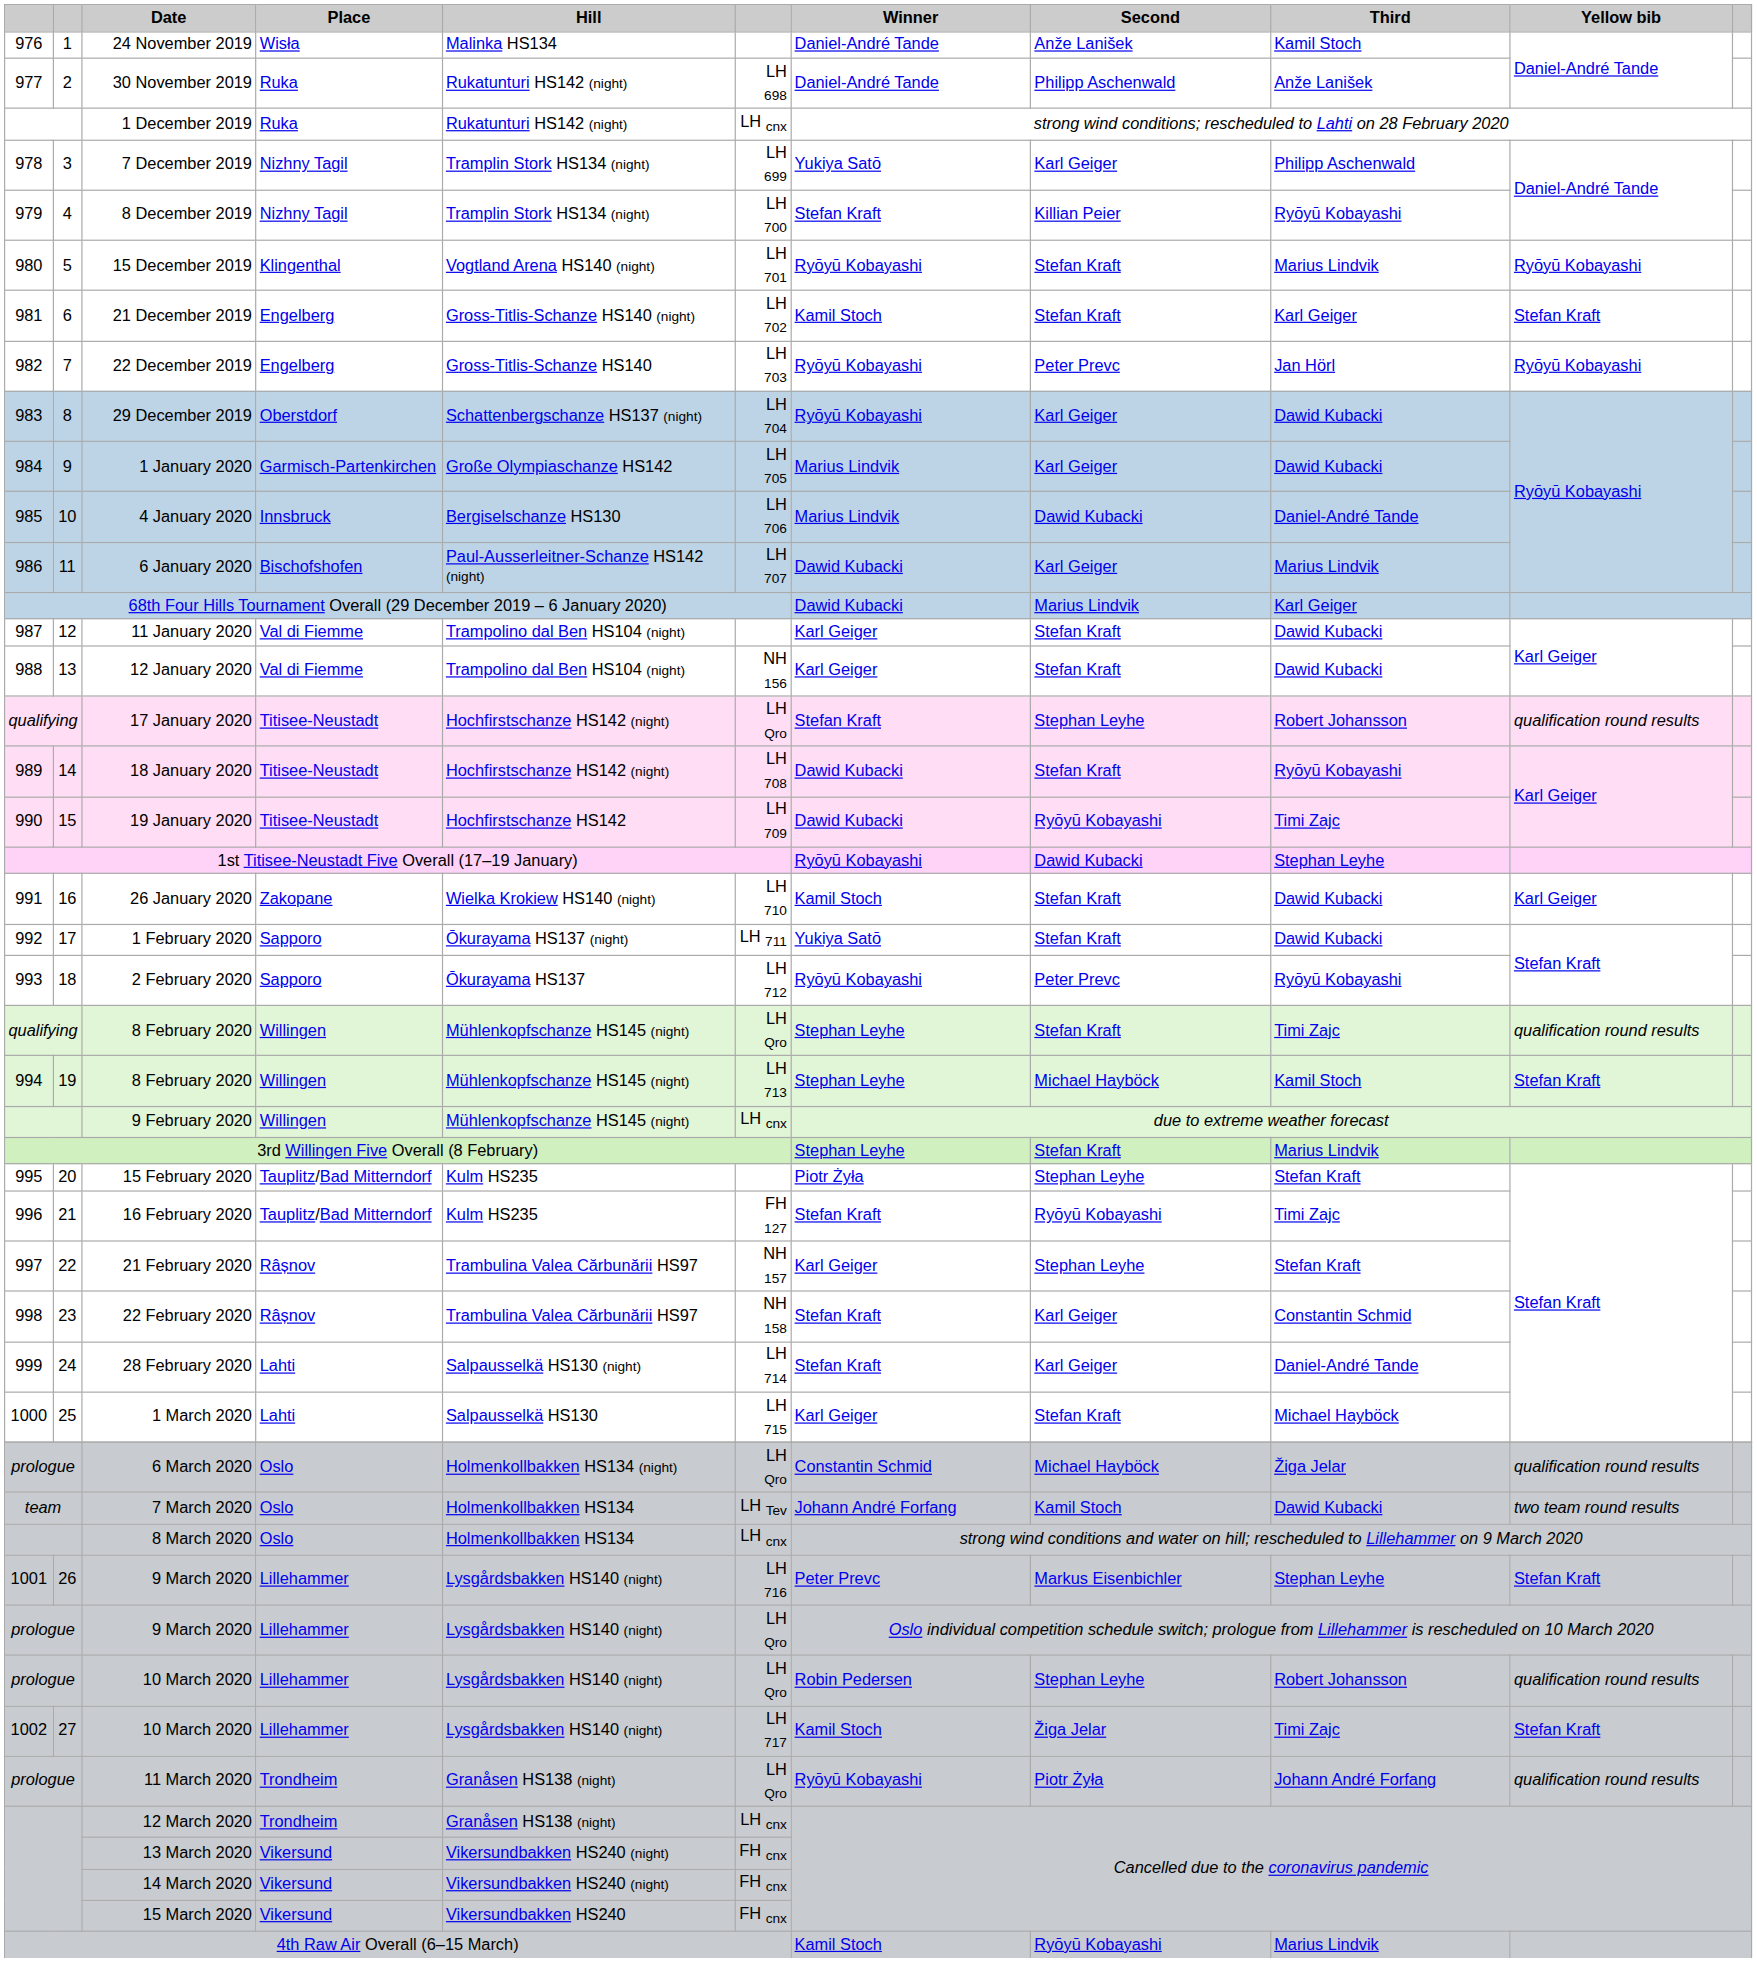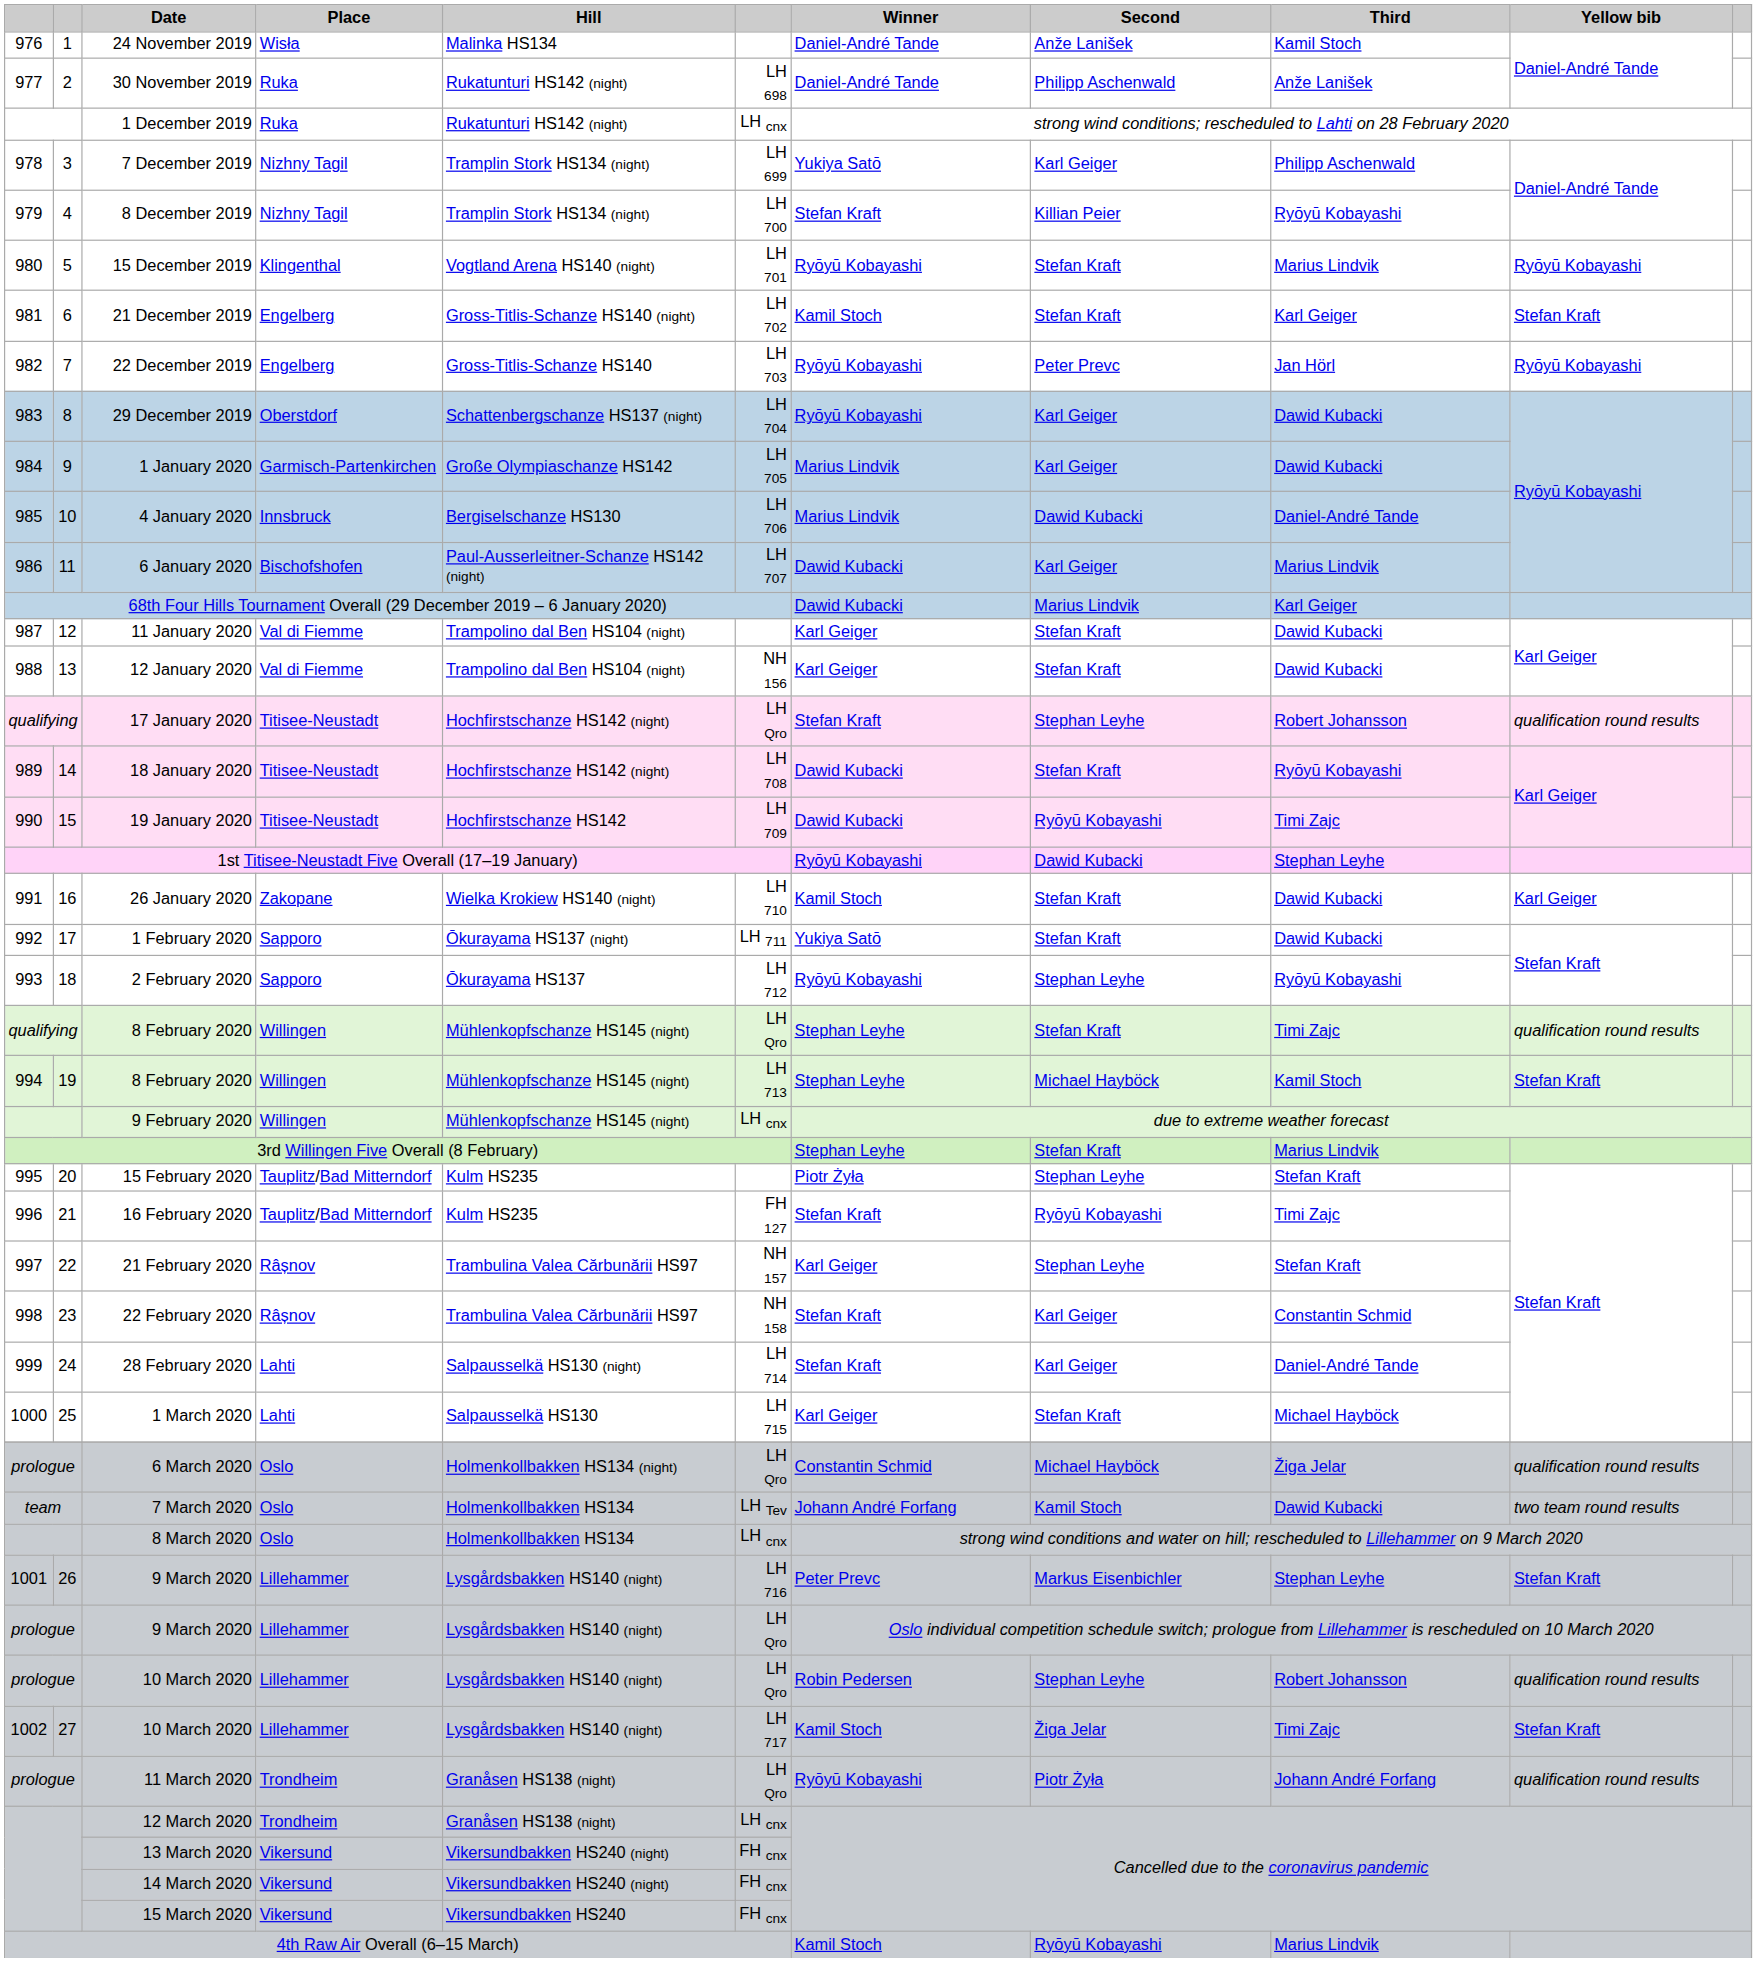(1077, 979) Peter Prevc -> (1089, 979) Stephan Leyhe
